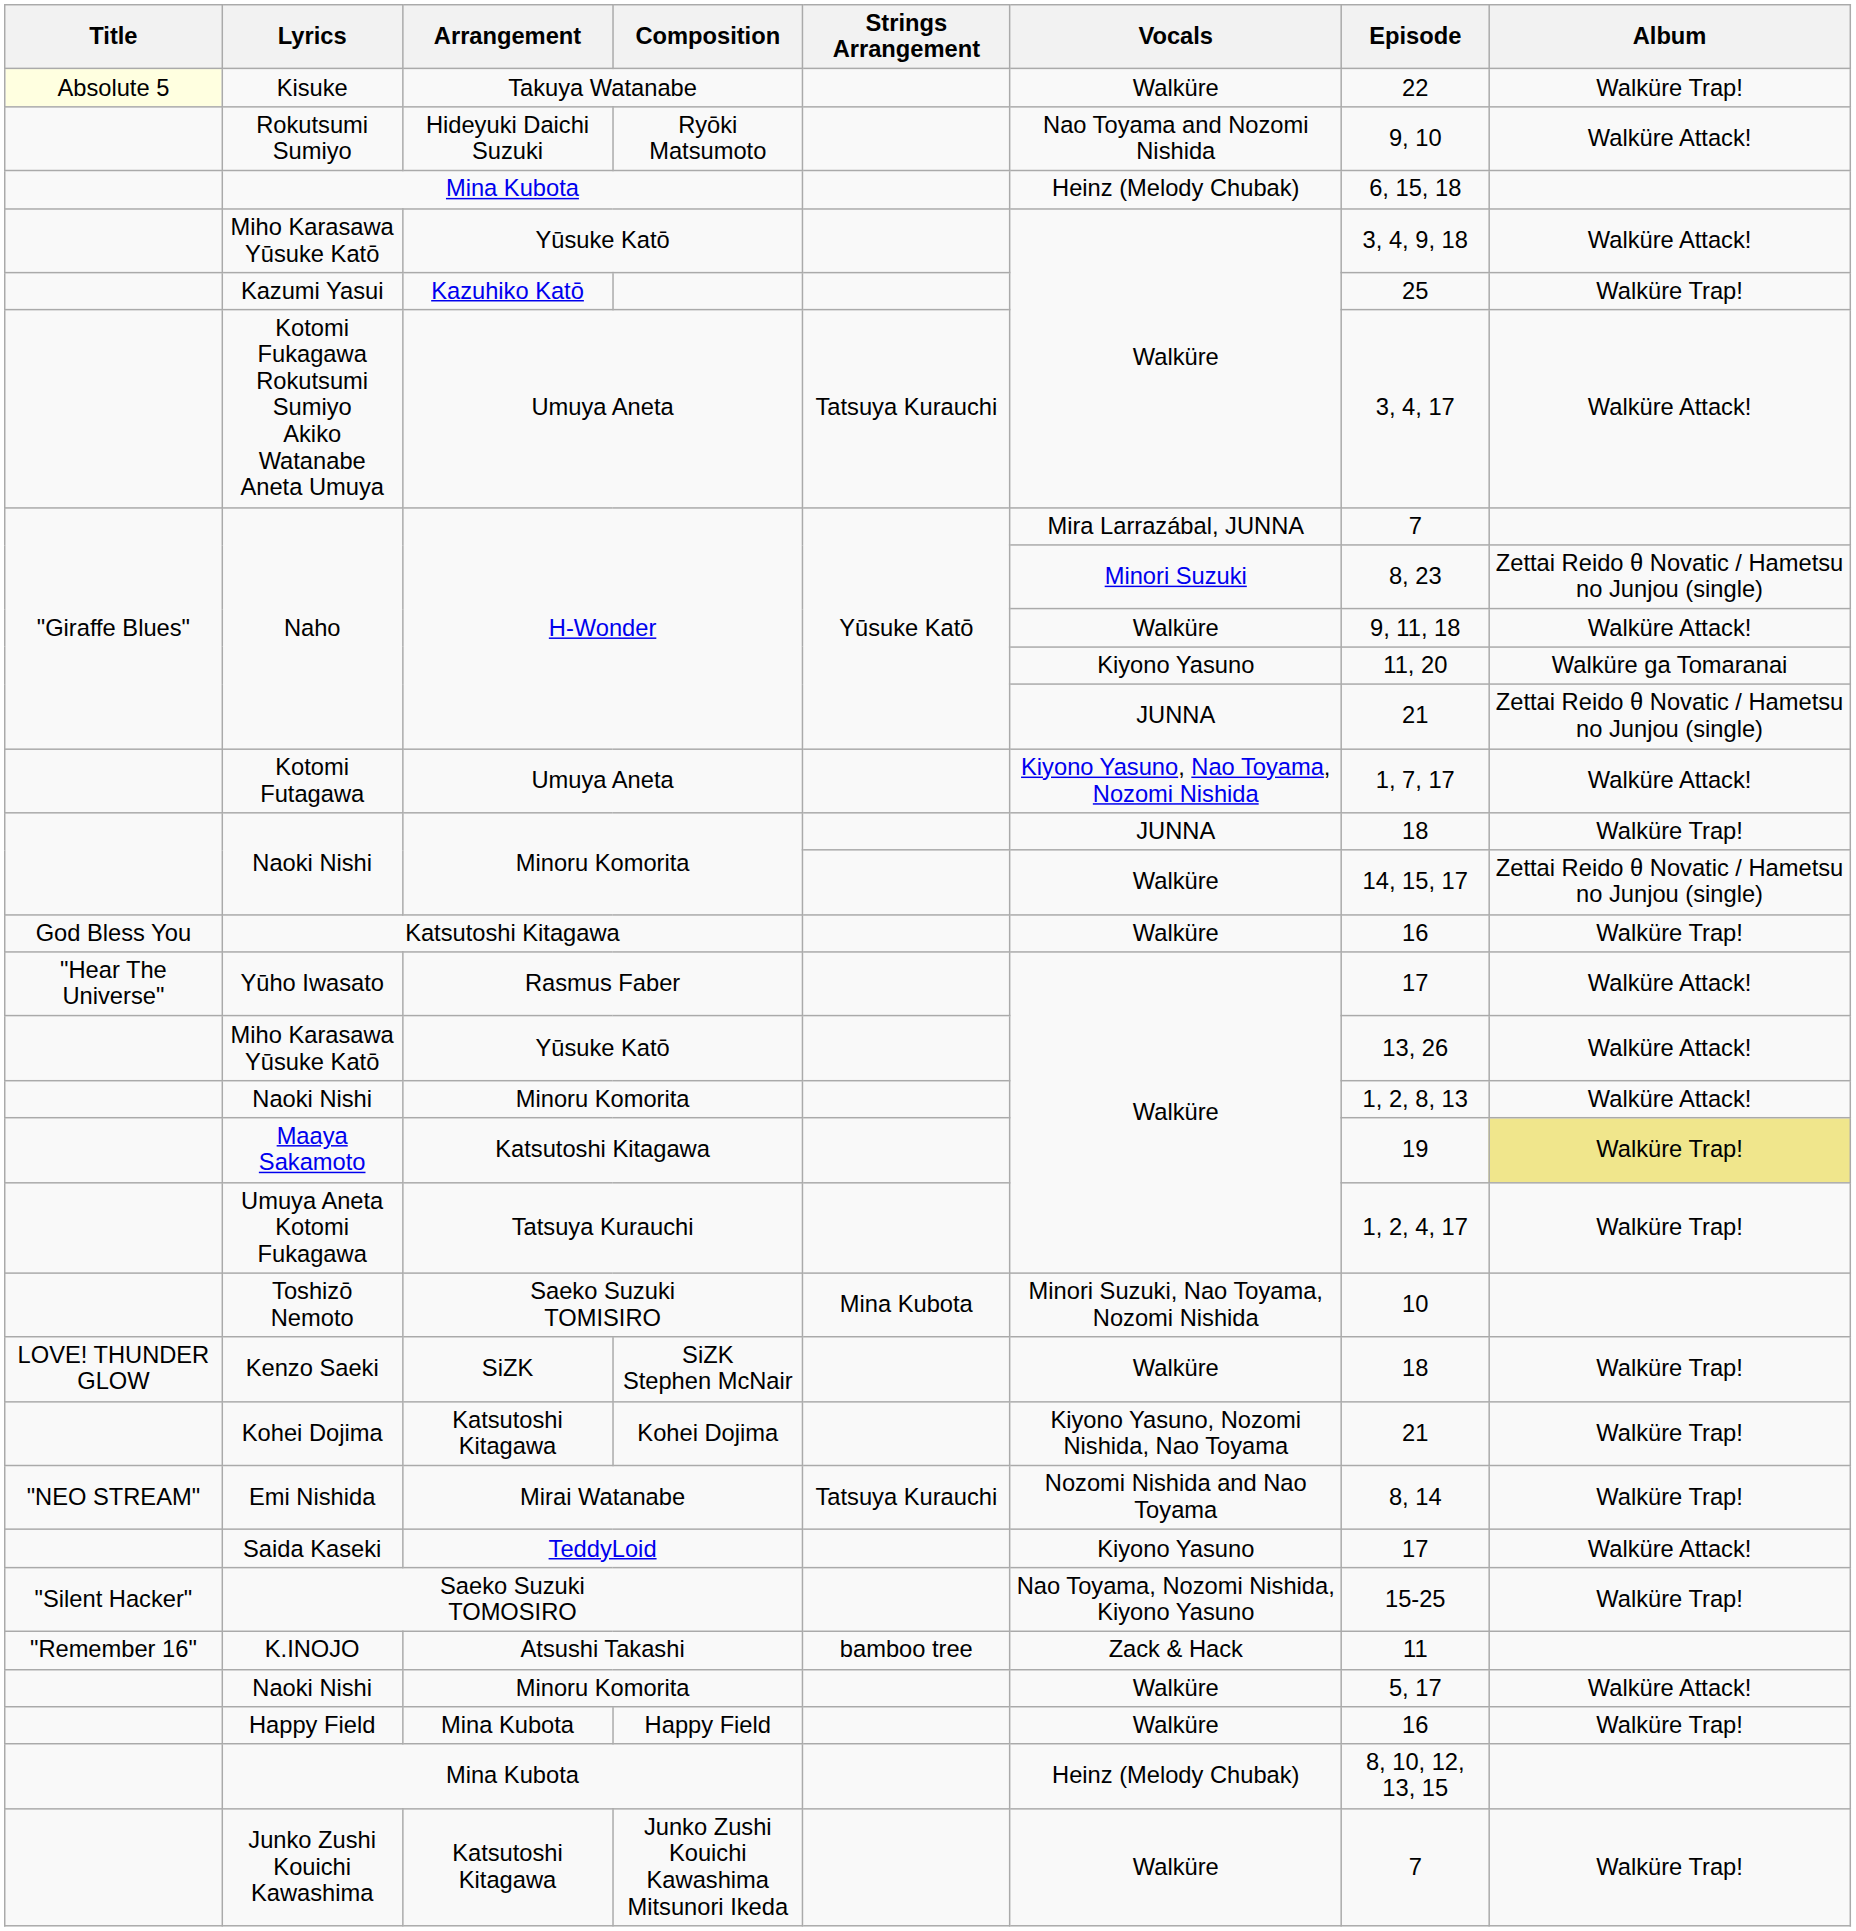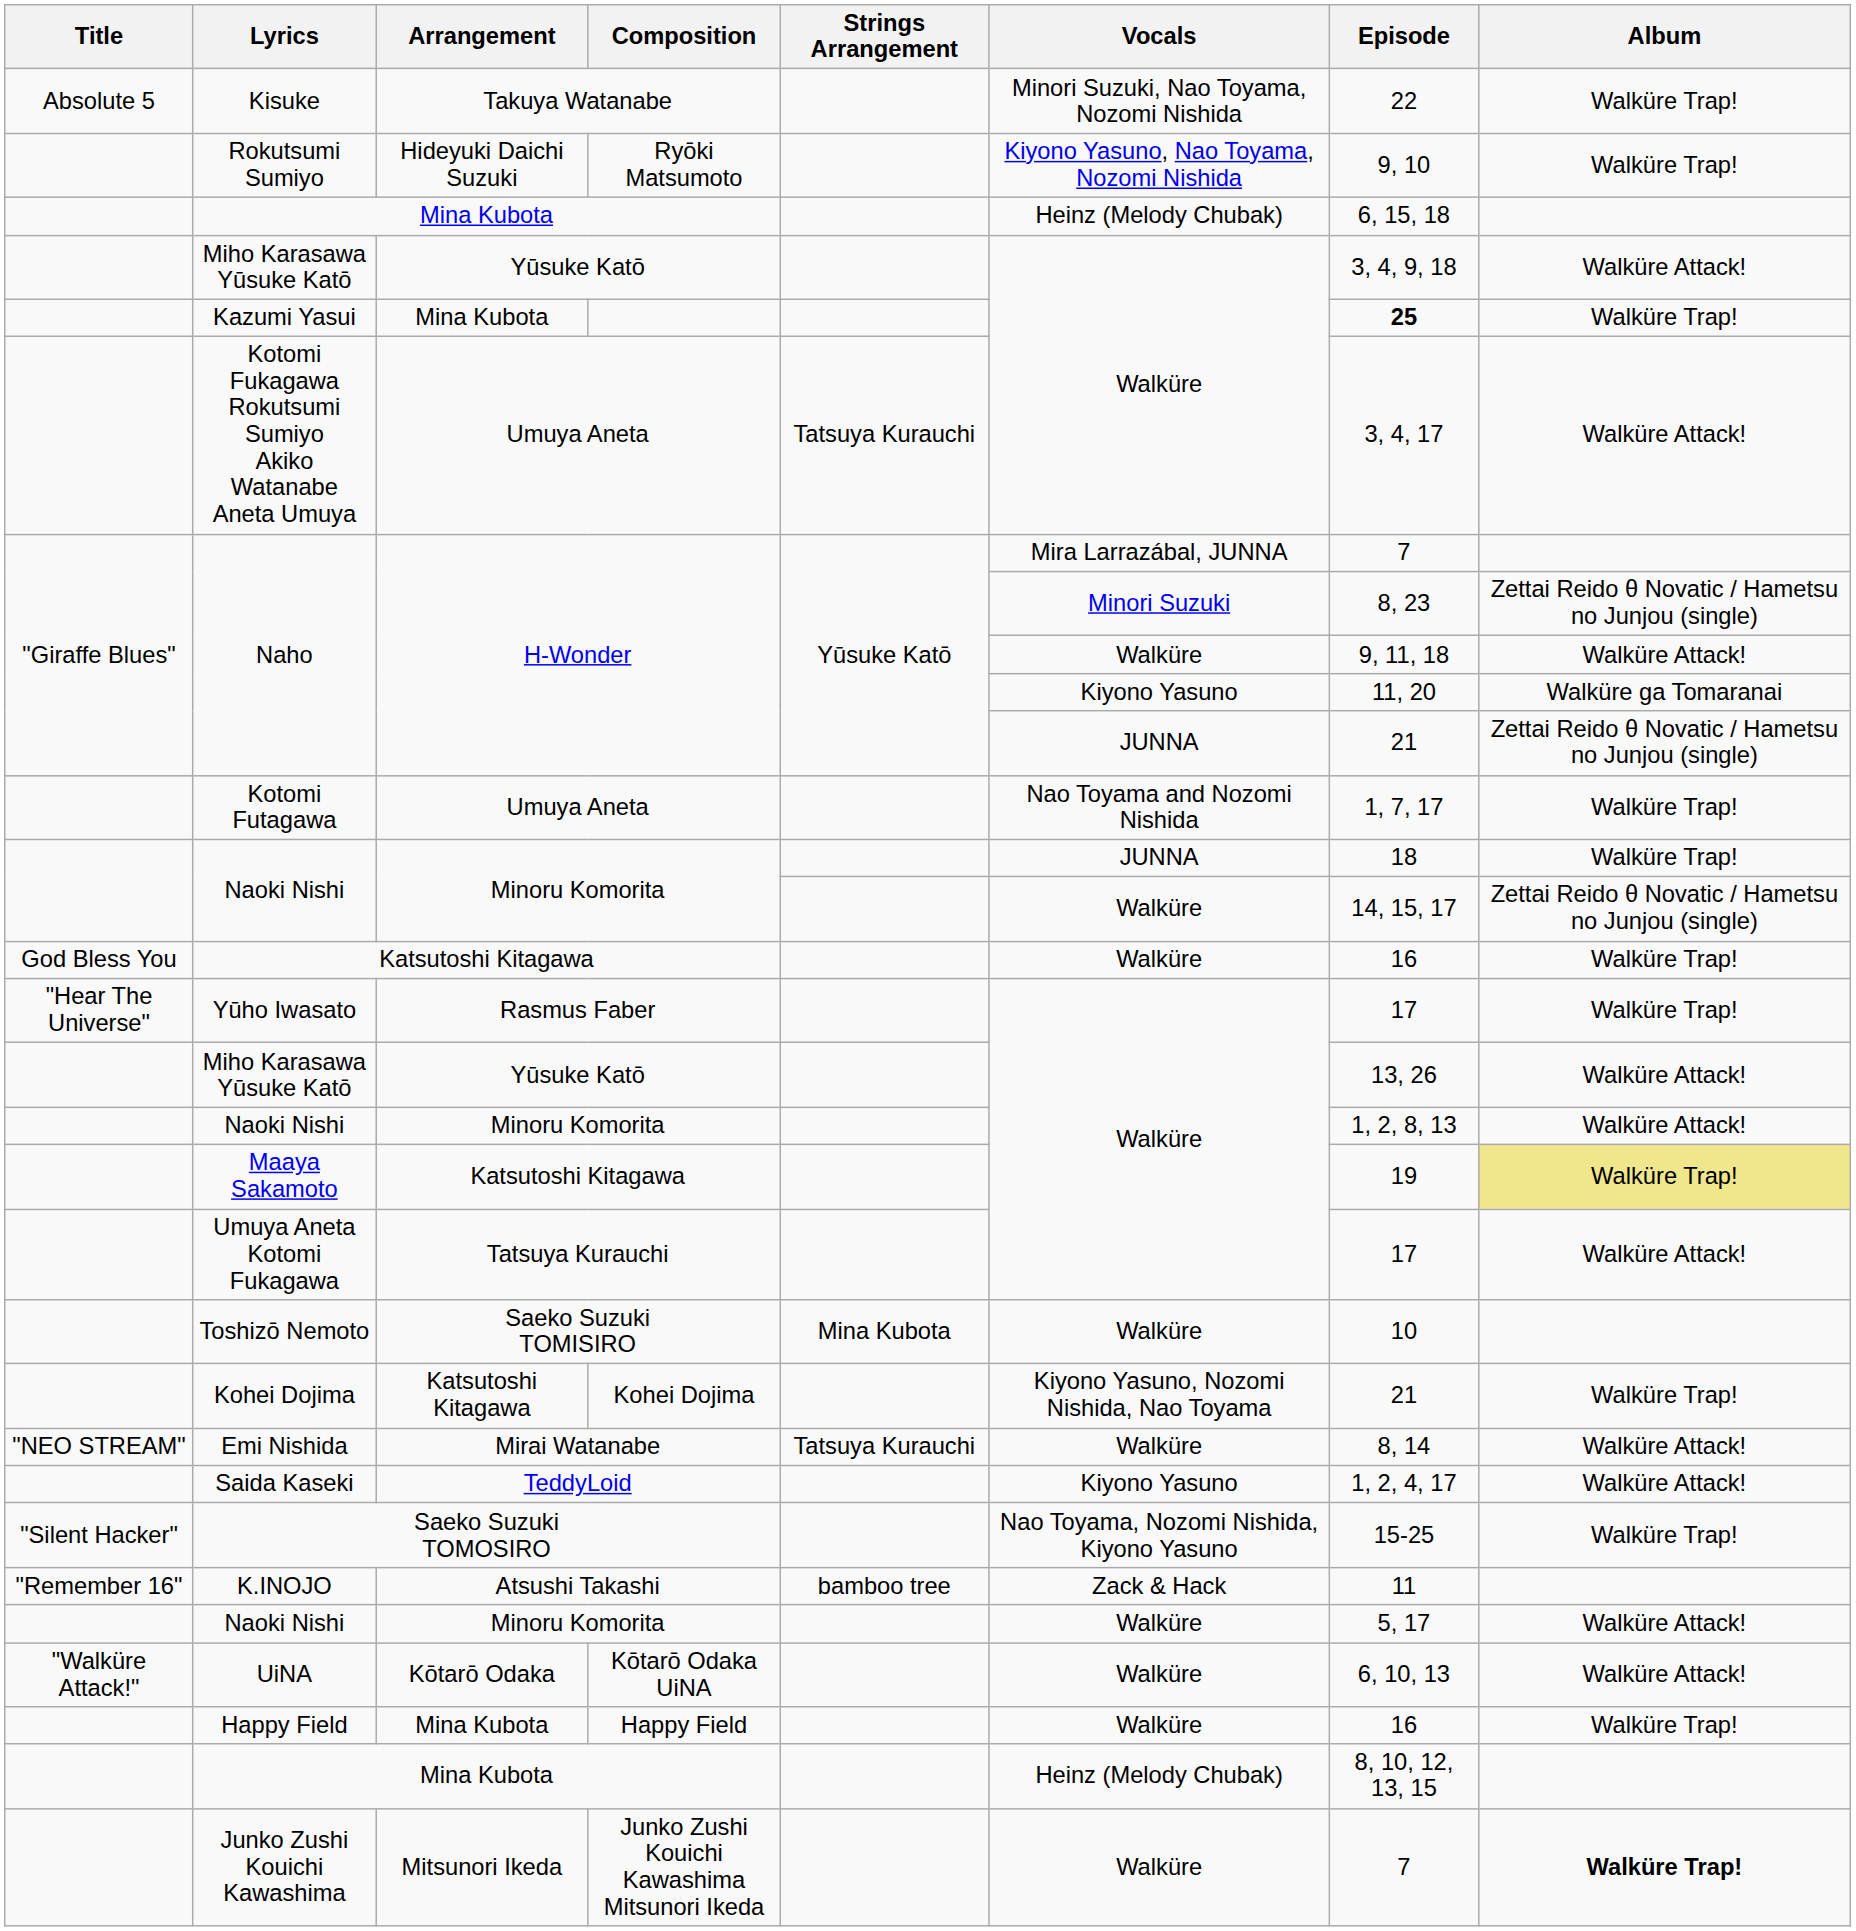(113, 87) lightyellow background -> (99, 100) no background
(1176, 87) Walküre -> (1159, 100) Minori Suzuki, Nao Toyama, Nozomi Nishida
(1176, 138) Nao Toyama and Nozomi Nishida -> (1159, 164) Kiyono Yasuno, Nao Toyama, Nozomi Nishida
(1670, 138) Walküre Attack! -> (1664, 164) Walküre Trap!
(508, 290) Kazuhiko Katō -> (482, 317) Mina Kubota
(1415, 290) normal -> (1404, 317) bold
(1176, 780) Kiyono Yasuno, Nao Toyama, Nozomi Nishida -> (1159, 806) Nao Toyama and Nozomi Nishida
(1670, 780) Walküre Attack! -> (1664, 806) Walküre Trap!
(1670, 983) Walküre Attack! -> (1664, 1010) Walküre Trap!
(1415, 1227) 1, 2, 4, 17 -> (1404, 1253) 17
(1670, 1227) Walküre Trap! -> (1664, 1253) Walküre Attack!
(1176, 1304) Minori Suzuki, Nao Toyama, Nozomi Nishida -> (1159, 1331) Walküre
- row: (312, 1368)
(1176, 1497) Nozomi Nishida and Nao Toyama -> (1159, 1446) Walküre
(1670, 1497) Walküre Trap! -> (1664, 1446) Walküre Attack!
(1415, 1548) 17 -> (1404, 1484) 1, 2, 4, 17
+ row: (284, 1674)
(508, 1866) Katsutoshi Kitagawa -> (482, 1866) Mitsunori Ikeda
(1670, 1866) normal -> (1664, 1866) bold
